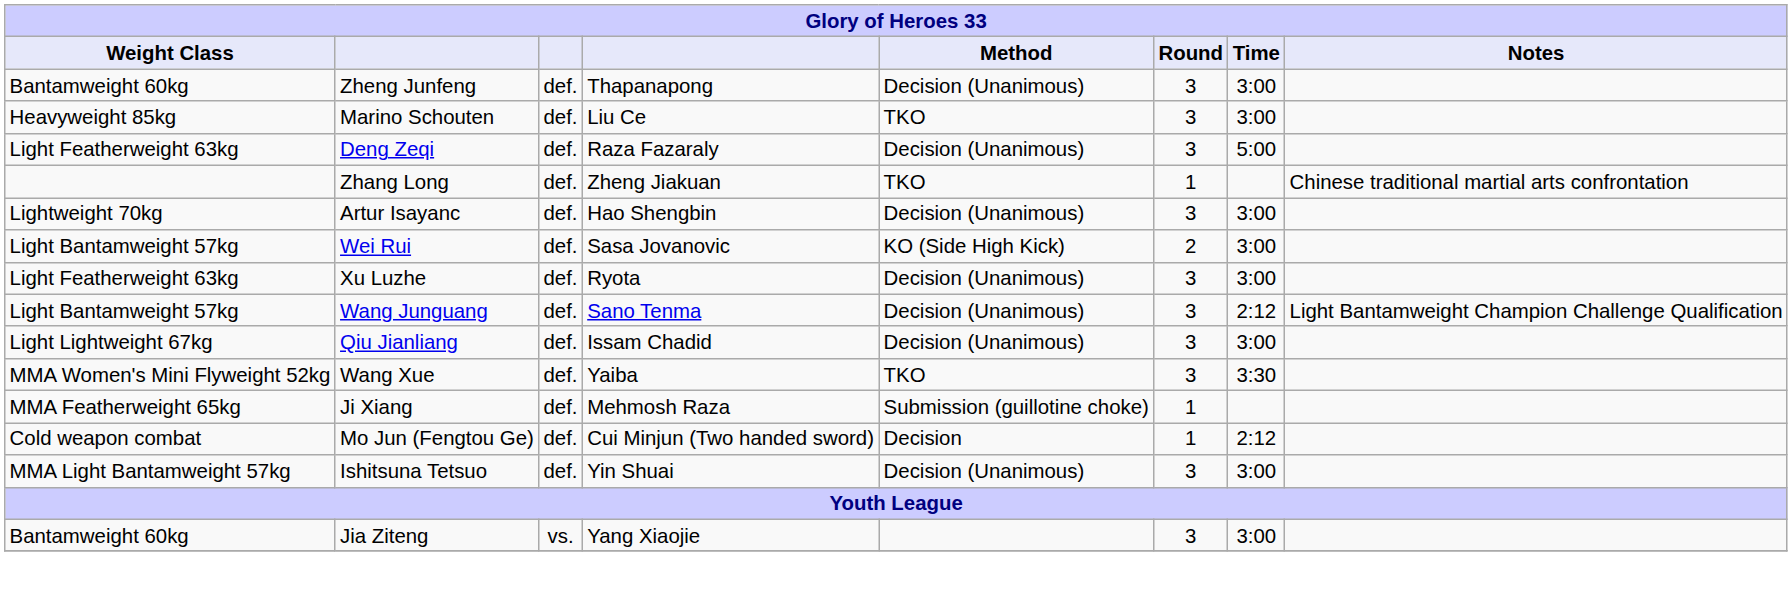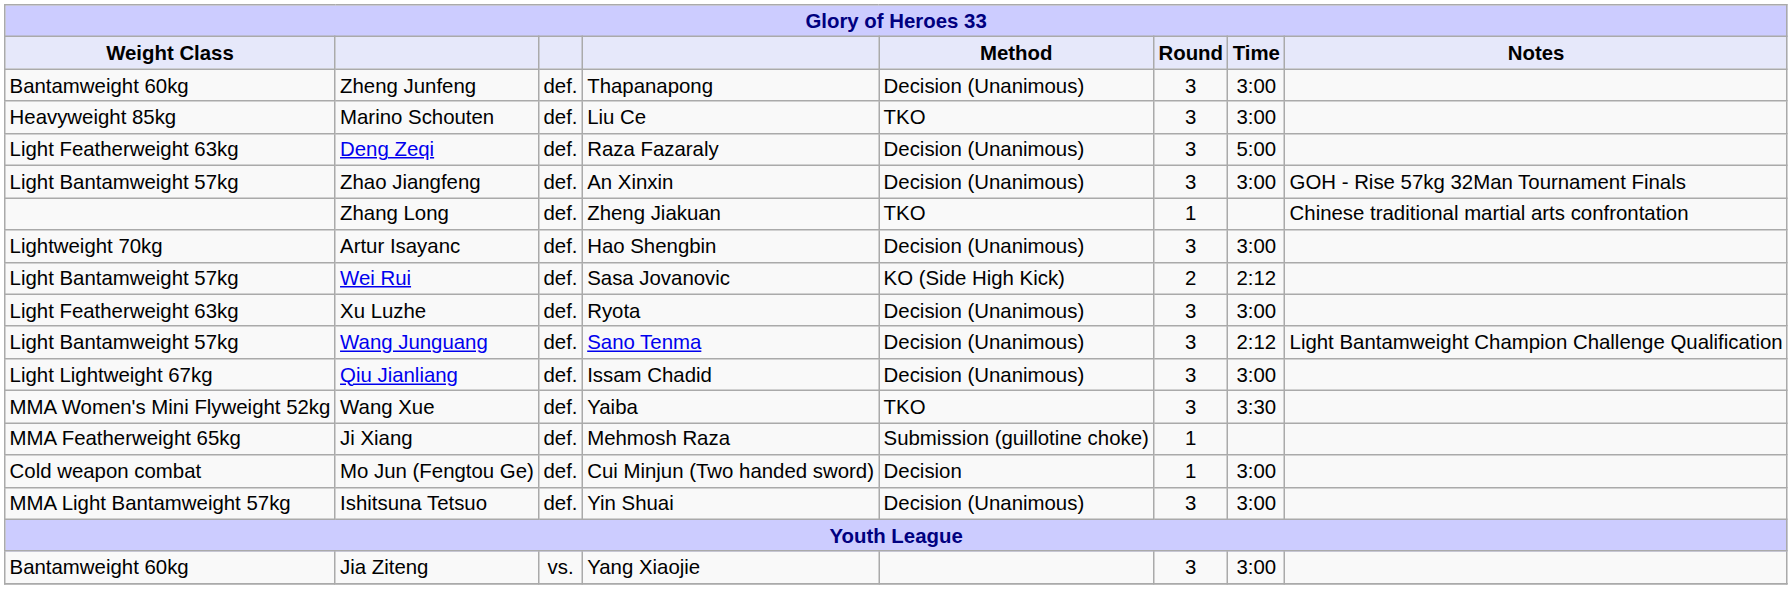+ row: (410, 181)
(1256, 246) 3:00 -> (1256, 278) 2:12
(1256, 438) 2:12 -> (1256, 471) 3:00
